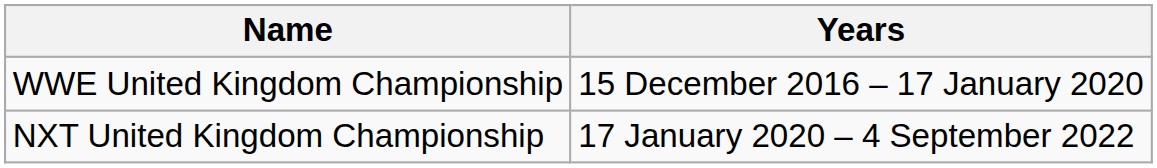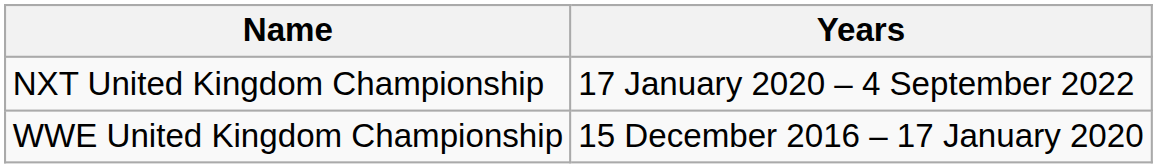rows swapped: (288, 83) <-> (278, 135)
